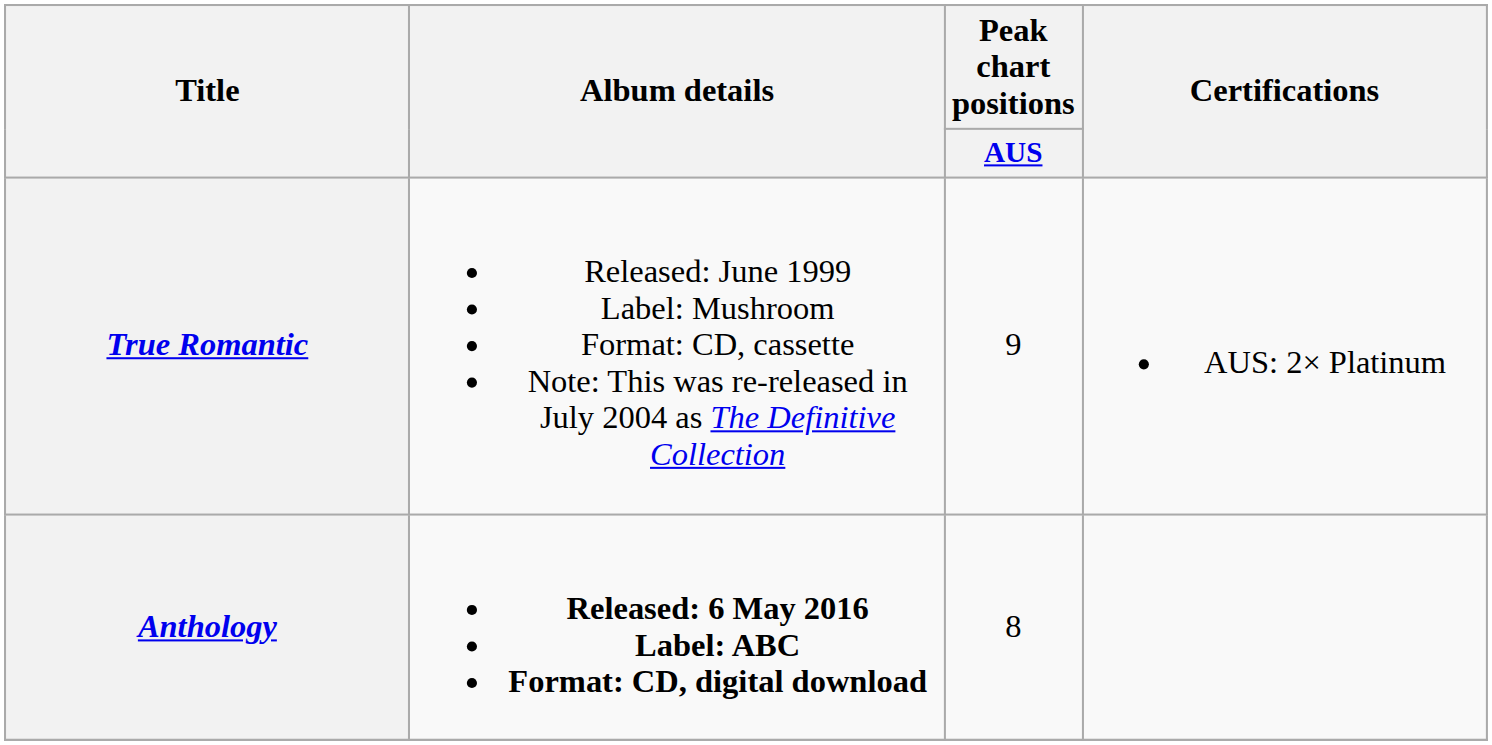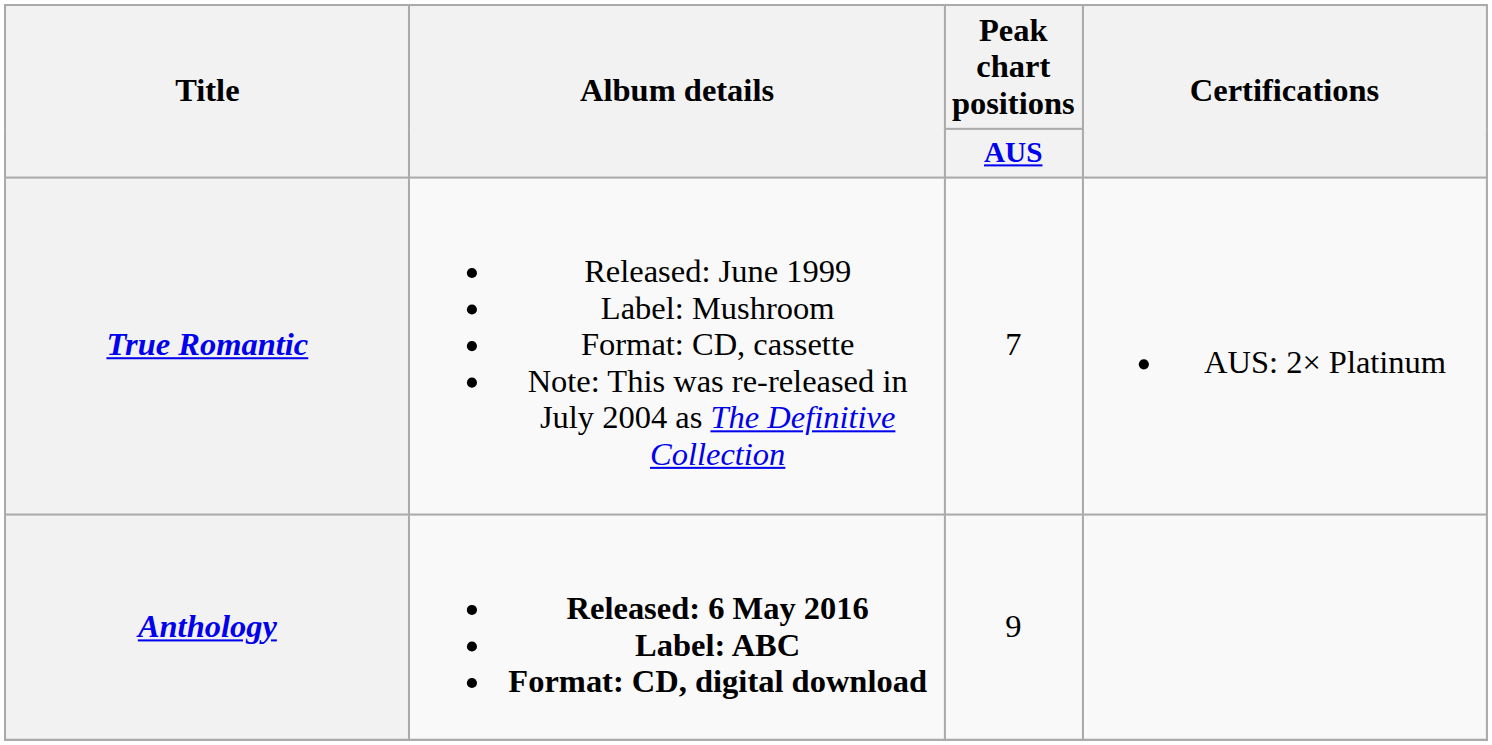(1013, 345) 9 -> (1013, 345) 7
(1013, 626) 8 -> (1013, 626) 9
